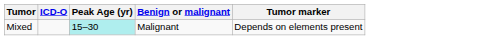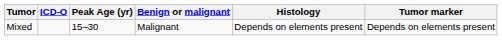+ column: (298, 12)
(85, 27) paleturquoise background -> (85, 27) no background
